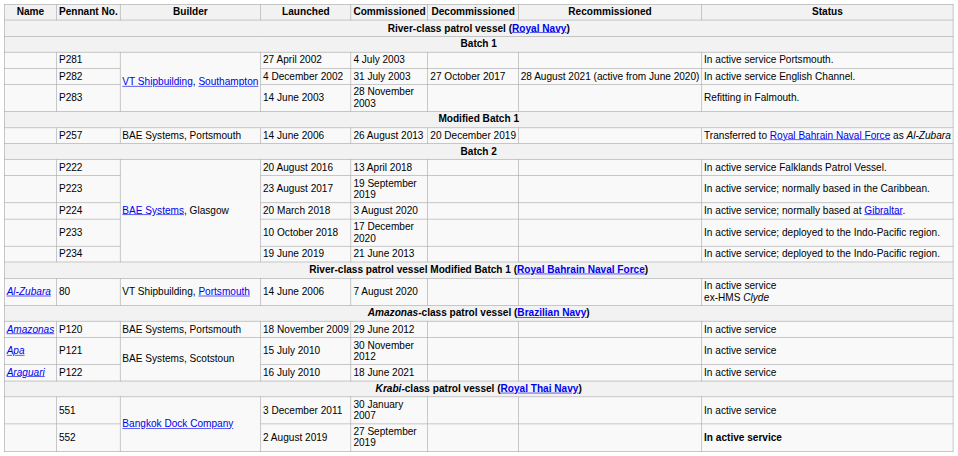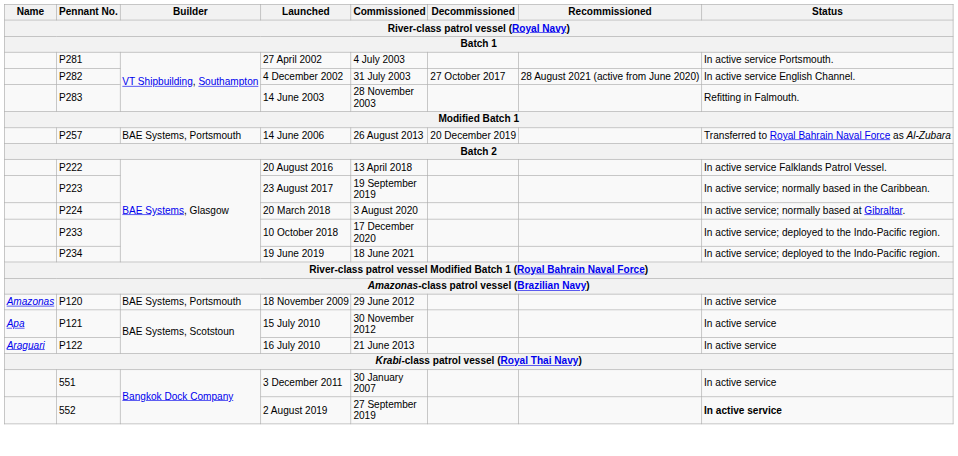(384, 254) 21 June 2013 -> (384, 254) 18 June 2021
- row: (65, 291)
(384, 372) 18 June 2021 -> (384, 345) 21 June 2013
